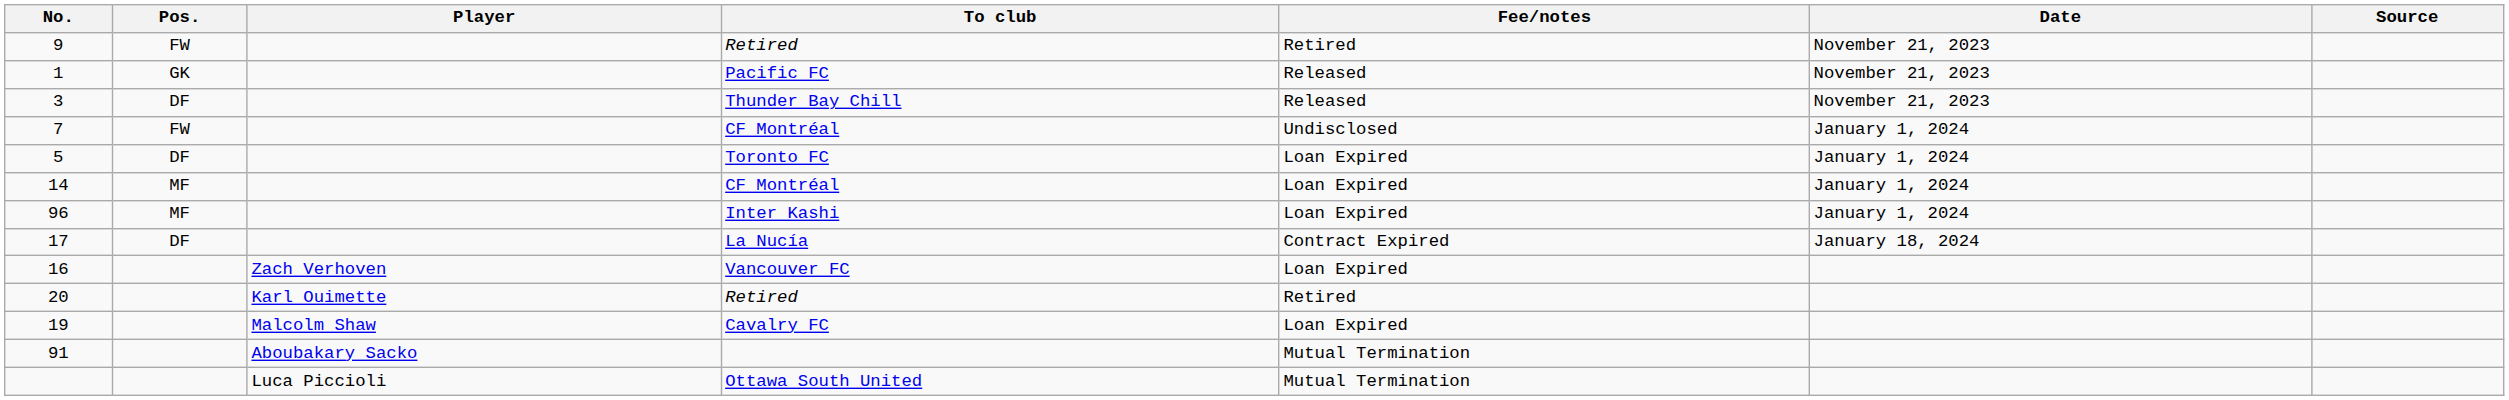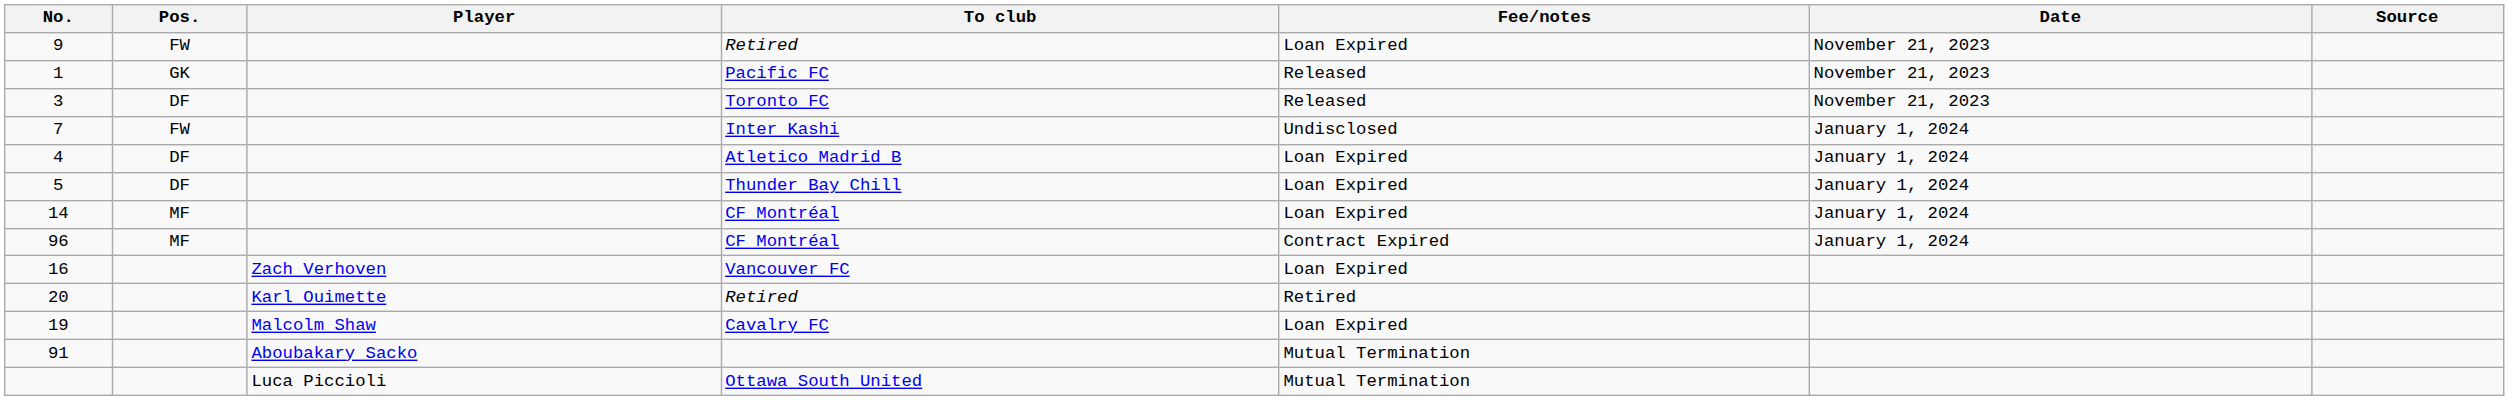(1320, 47) Retired -> (1346, 47) Loan Expired
(813, 103) Thunder Bay Chill -> (777, 103) Toronto FC
(782, 131) CF Montréal -> (782, 131) Inter Kashi
+ row: (58, 159)
(777, 159) Toronto FC -> (813, 186) Thunder Bay Chill
(782, 214) Inter Kashi -> (782, 242) CF Montréal
(1346, 214) Loan Expired -> (1366, 242) Contract Expired
- row: (58, 242)
